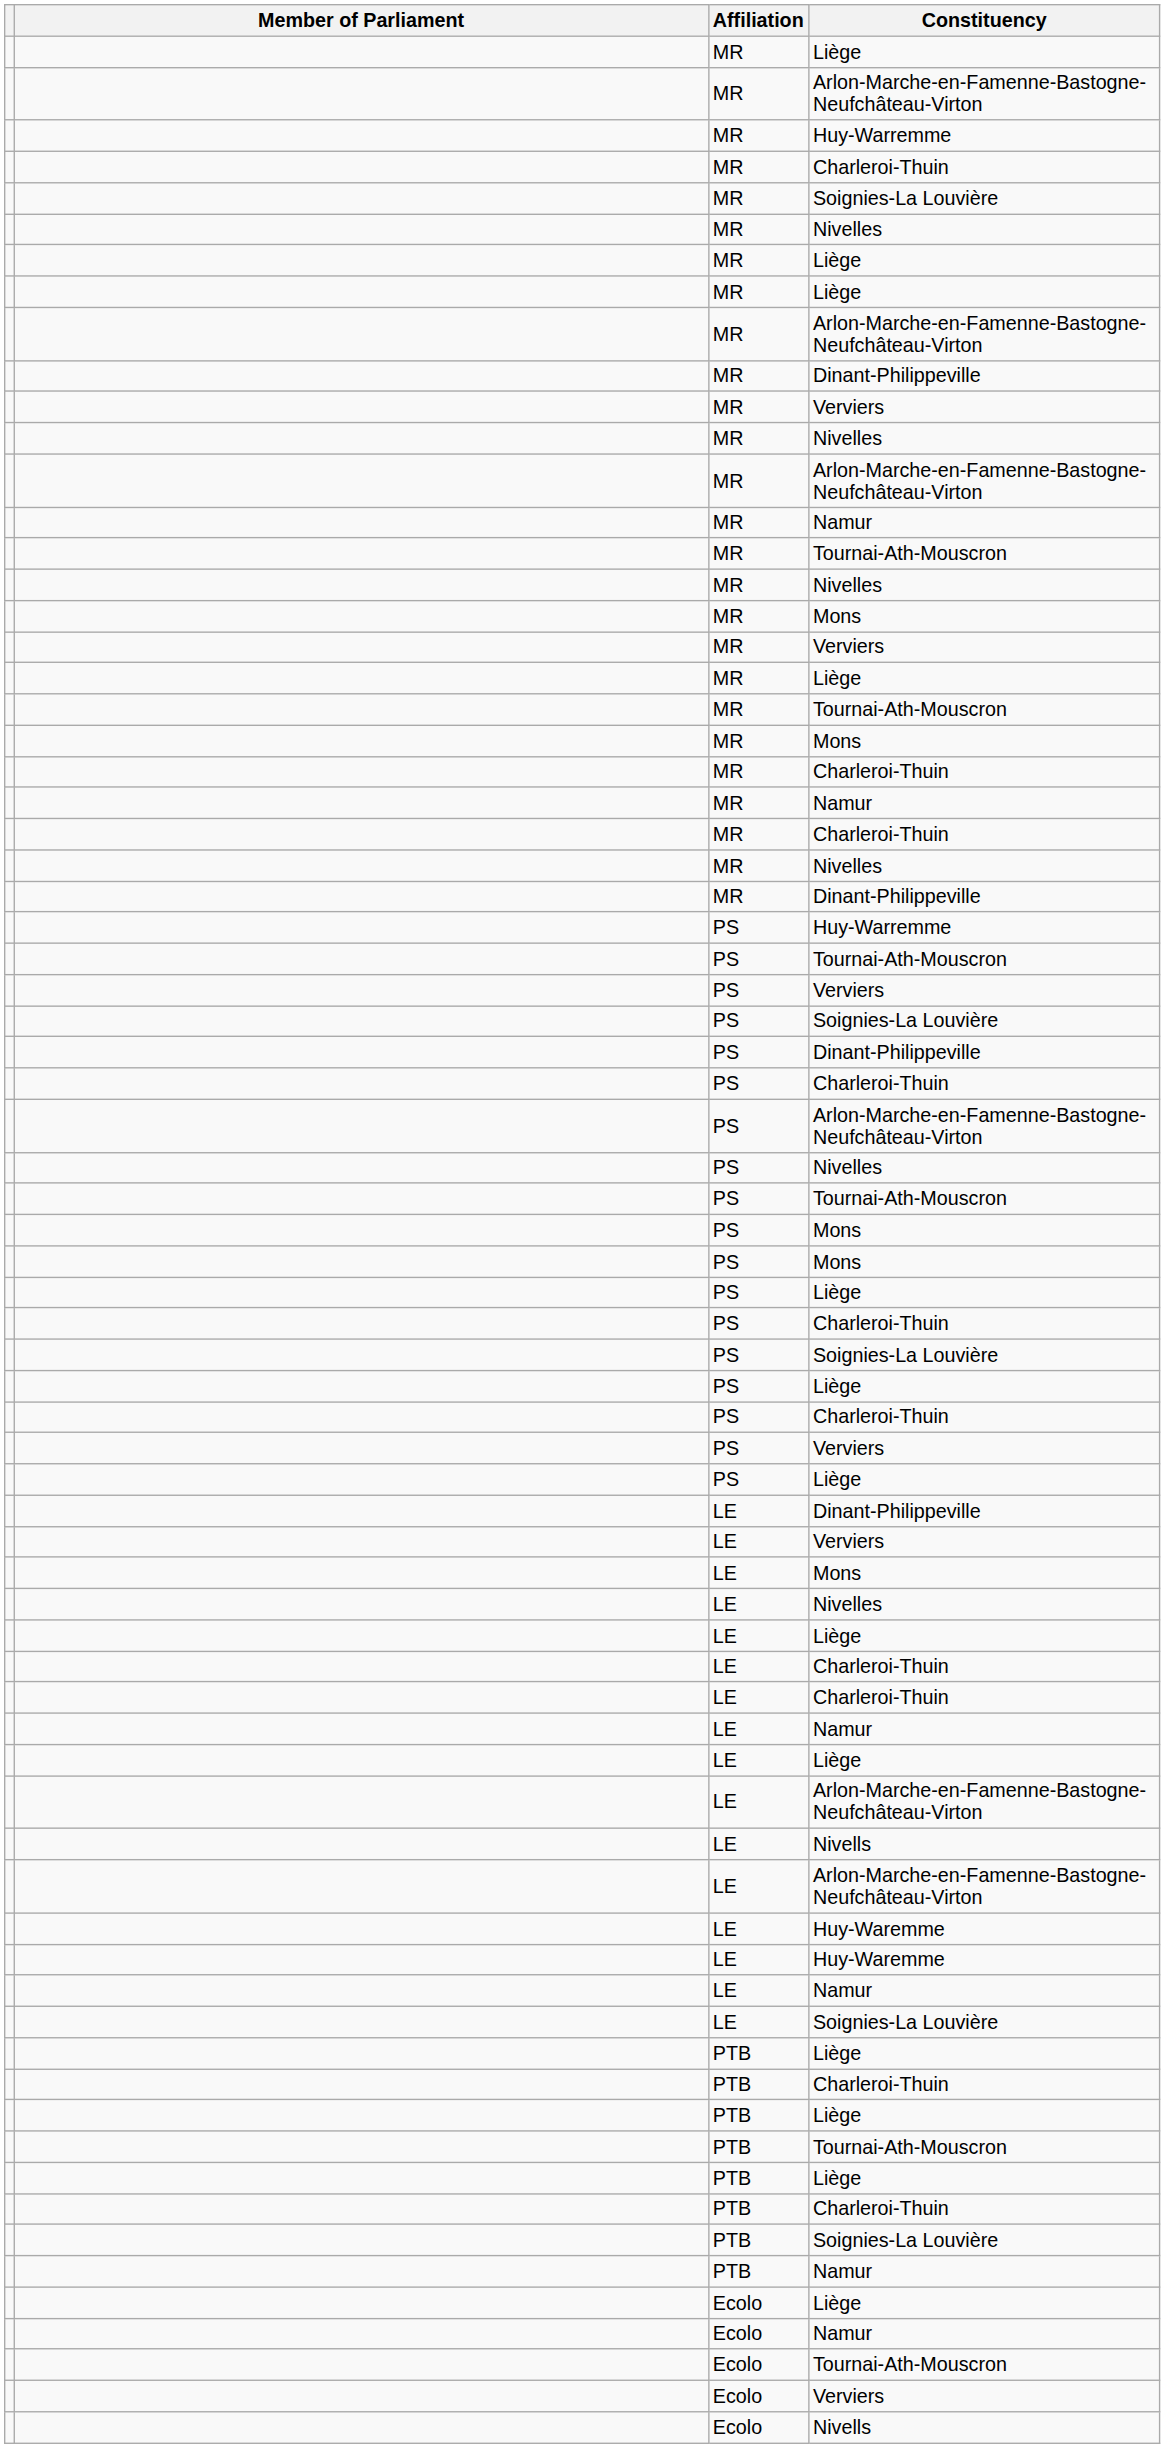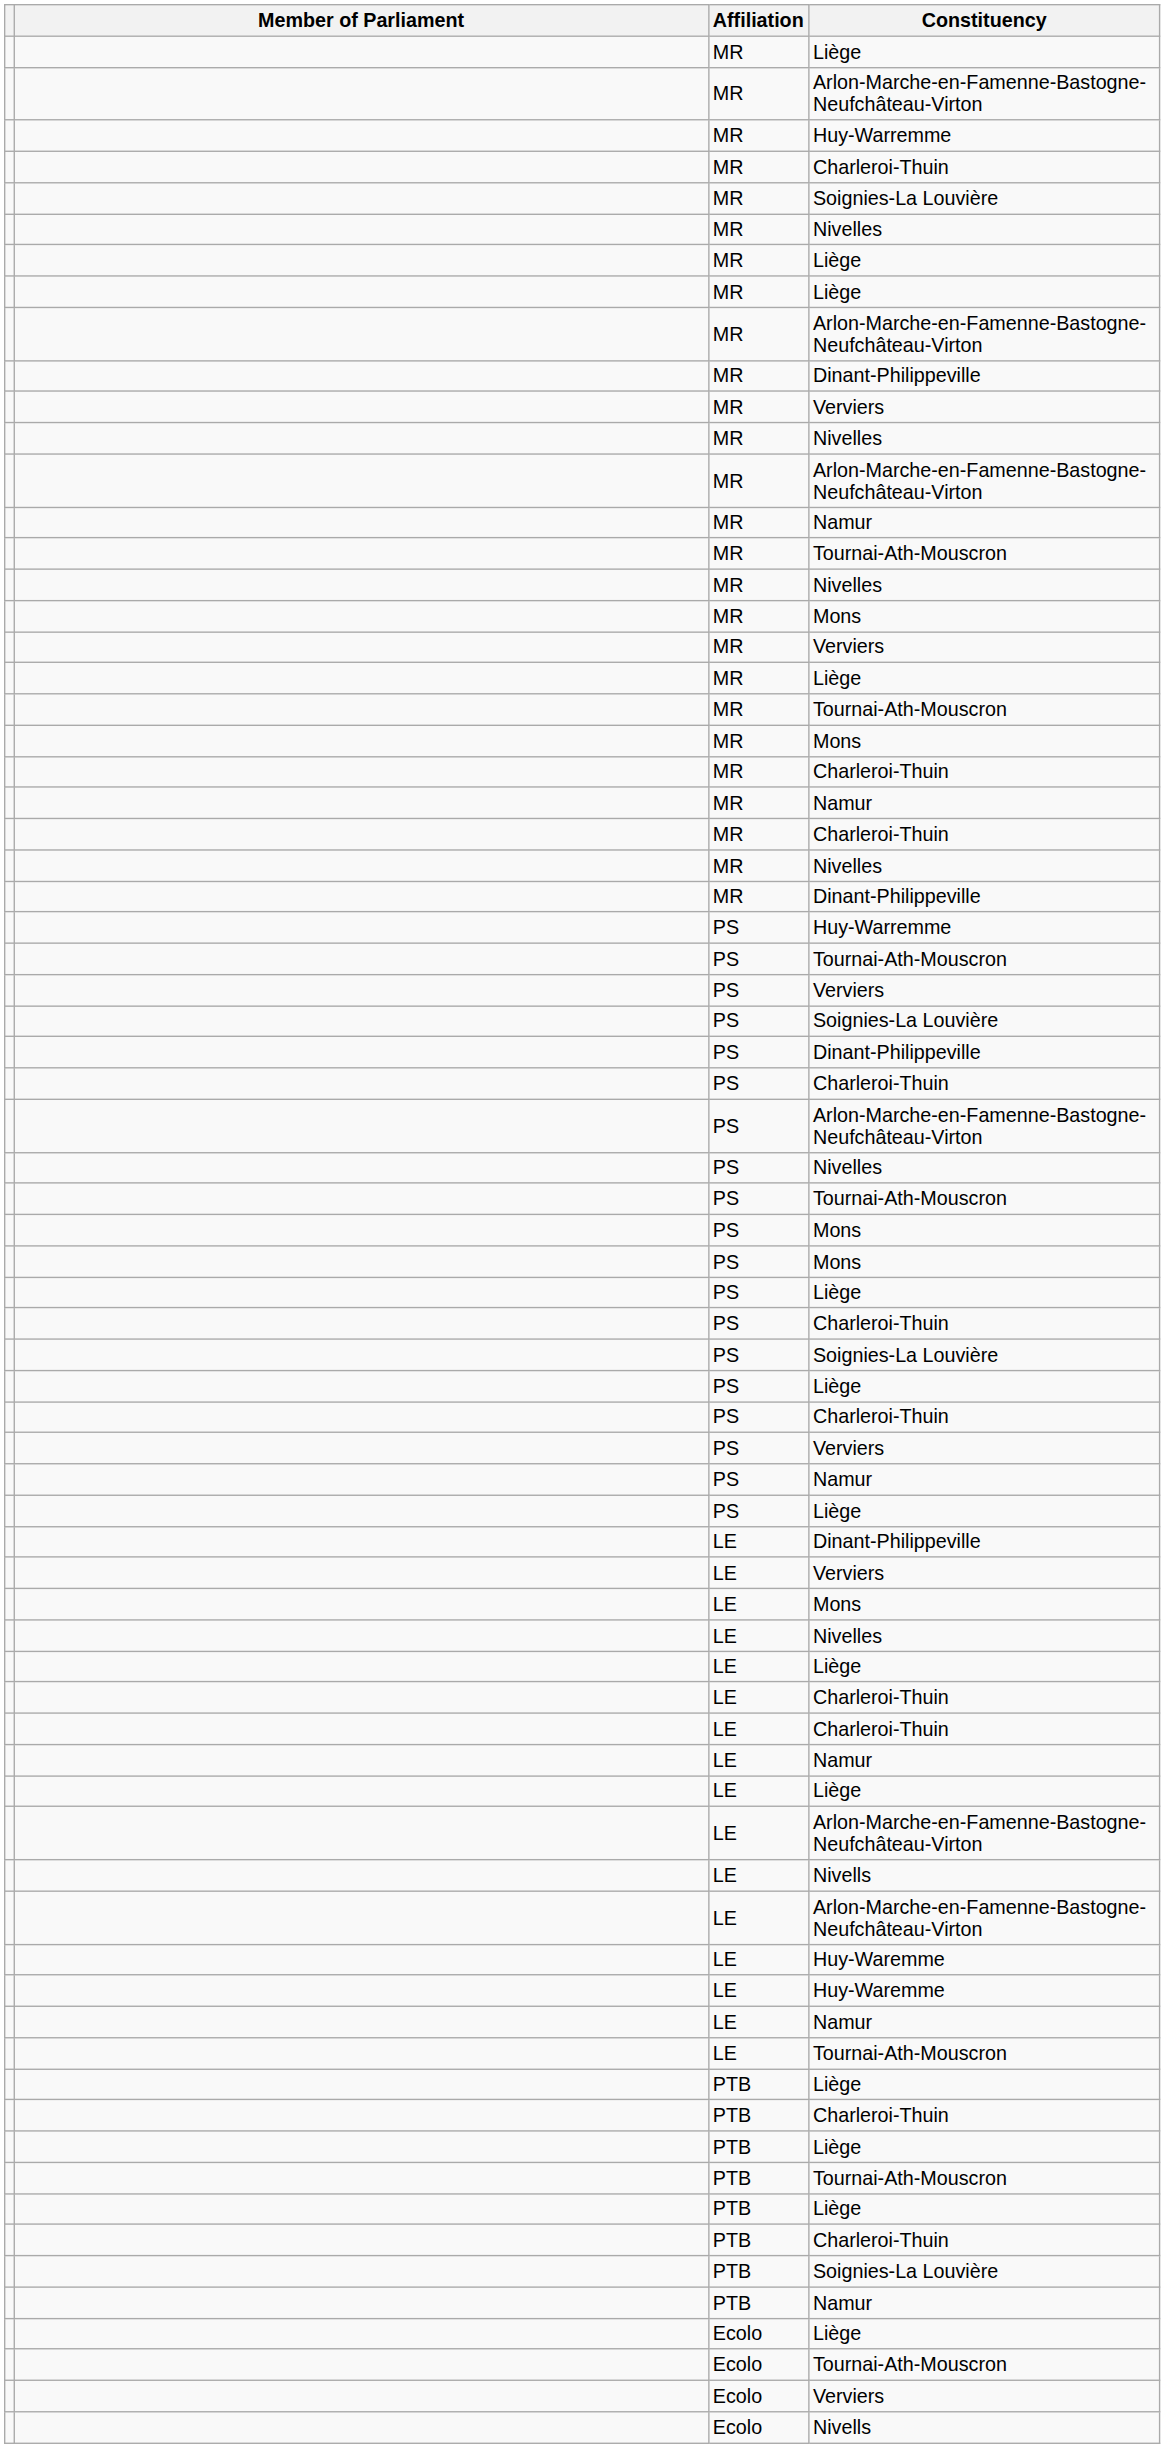+ row: (726, 1480)
- row: (725, 2022)
+ row: (725, 2053)
- row: (737, 2334)
